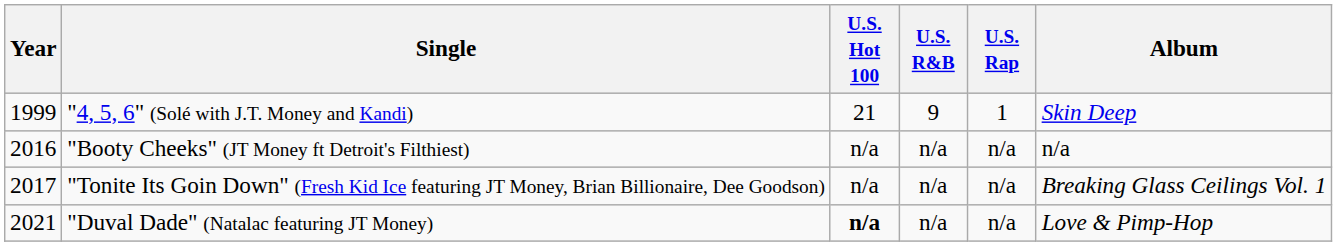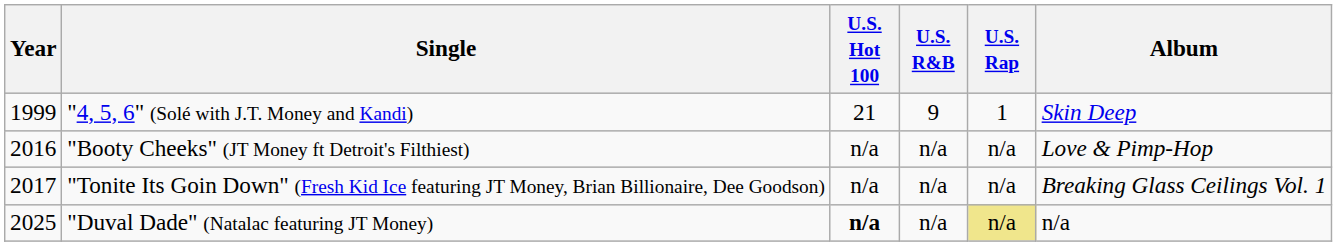(1056, 148) n/a -> (1127, 148) Love & Pimp-Hop
(33, 222) 2021 -> (33, 222) 2025
(1002, 222) no background -> (1002, 222) khaki background
(1127, 222) Love & Pimp-Hop -> (1056, 222) n/a
